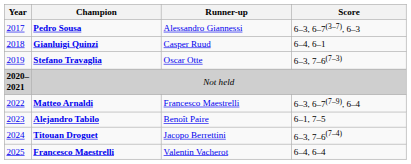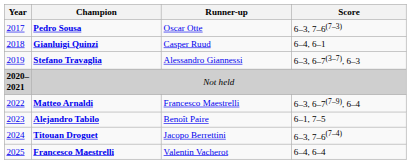(203, 28) Alessandro Giannessi -> (183, 28) Oscar Otte
(327, 28) 6–3, 6–7(3–7), 6–3 -> (318, 28) 6–3, 7–6(7–3)
(183, 60) Oscar Otte -> (203, 60) Alessandro Giannessi
(318, 60) 6–3, 7–6(7–3) -> (327, 60) 6–3, 6–7(3–7), 6–3
